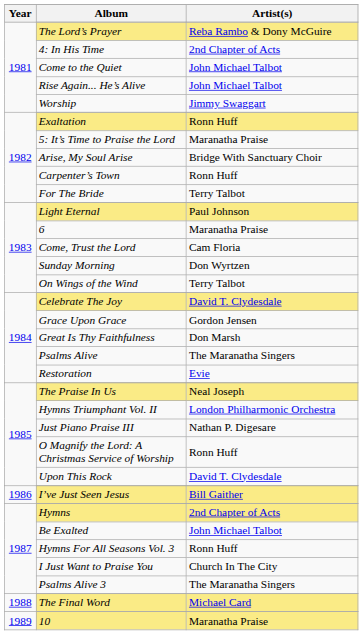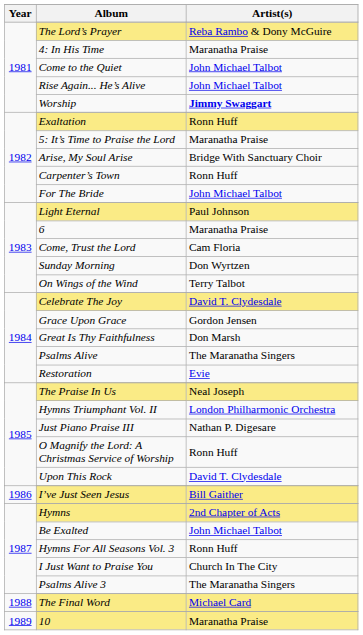(235, 49) 2nd Chapter of Acts -> (229, 49) Maranatha Praise
(227, 103) normal -> (230, 103) bold
(217, 193) Terry Talbot -> (235, 193) John Michael Talbot
